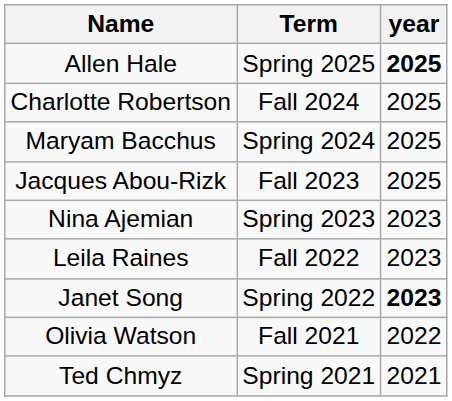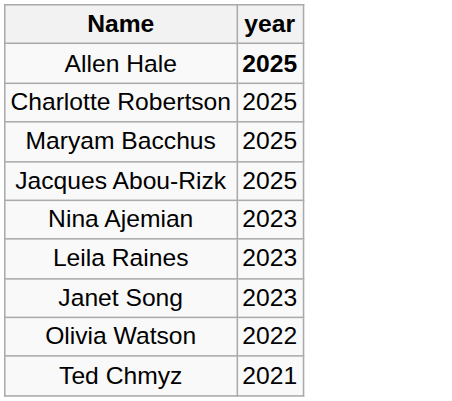- column: (309, 24)
(414, 297) bold -> (270, 297) normal
